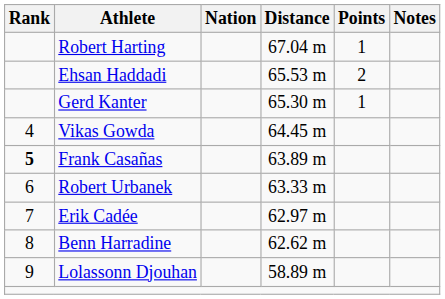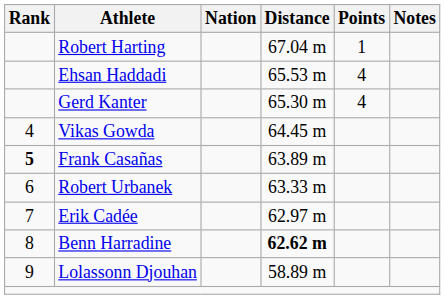(362, 74) 2 -> (362, 74) 4
(362, 103) 1 -> (362, 103) 4
(297, 243) normal -> (297, 243) bold
